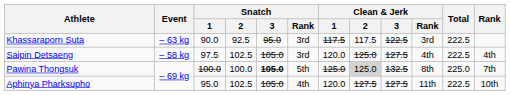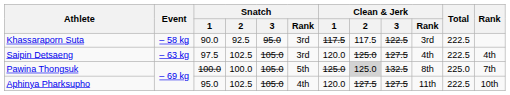(174, 41) – 63 kg -> (174, 41) – 58 kg
(174, 55) – 58 kg -> (174, 55) – 63 kg
(272, 69) bold -> (272, 69) normal
